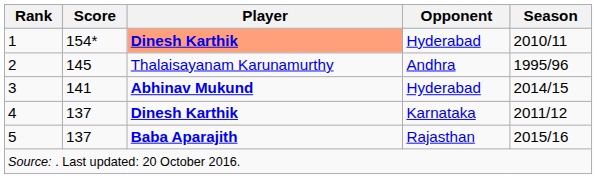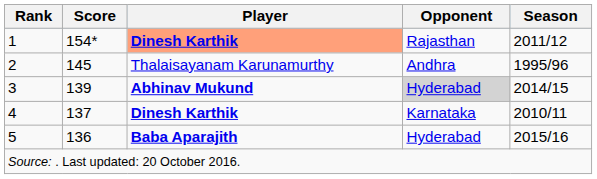(444, 40) Hyderabad -> (441, 40) Rajasthan
(540, 40) 2010/11 -> (540, 40) 2011/12
(79, 88) 141 -> (79, 88) 139
(444, 88) no background -> (444, 88) lightgrey background
(540, 112) 2011/12 -> (540, 112) 2010/11
(79, 137) 137 -> (79, 137) 136
(441, 137) Rajasthan -> (444, 137) Hyderabad
